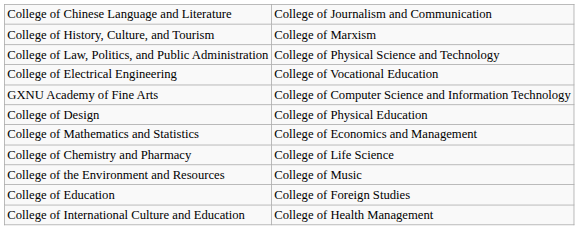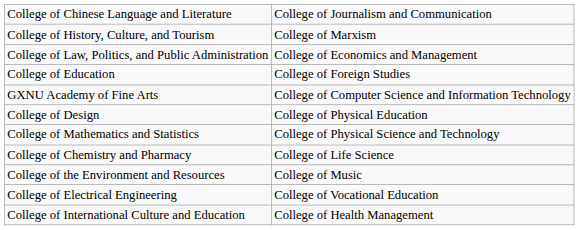(387, 54) College of Physical Science and Technology -> (376, 54) College of Economics and Management
rows swapped: (61, 194) <-> (92, 74)
(376, 134) College of Economics and Management -> (387, 134) College of Physical Science and Technology
